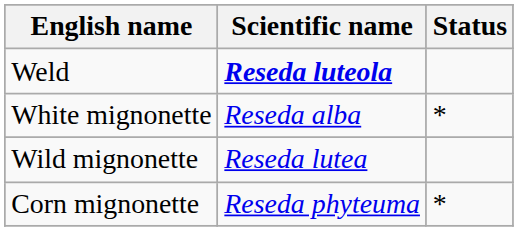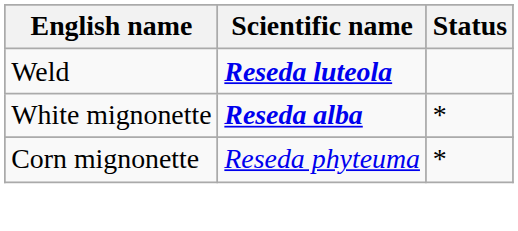(293, 114) normal -> (294, 114) bold
- row: (105, 159)
